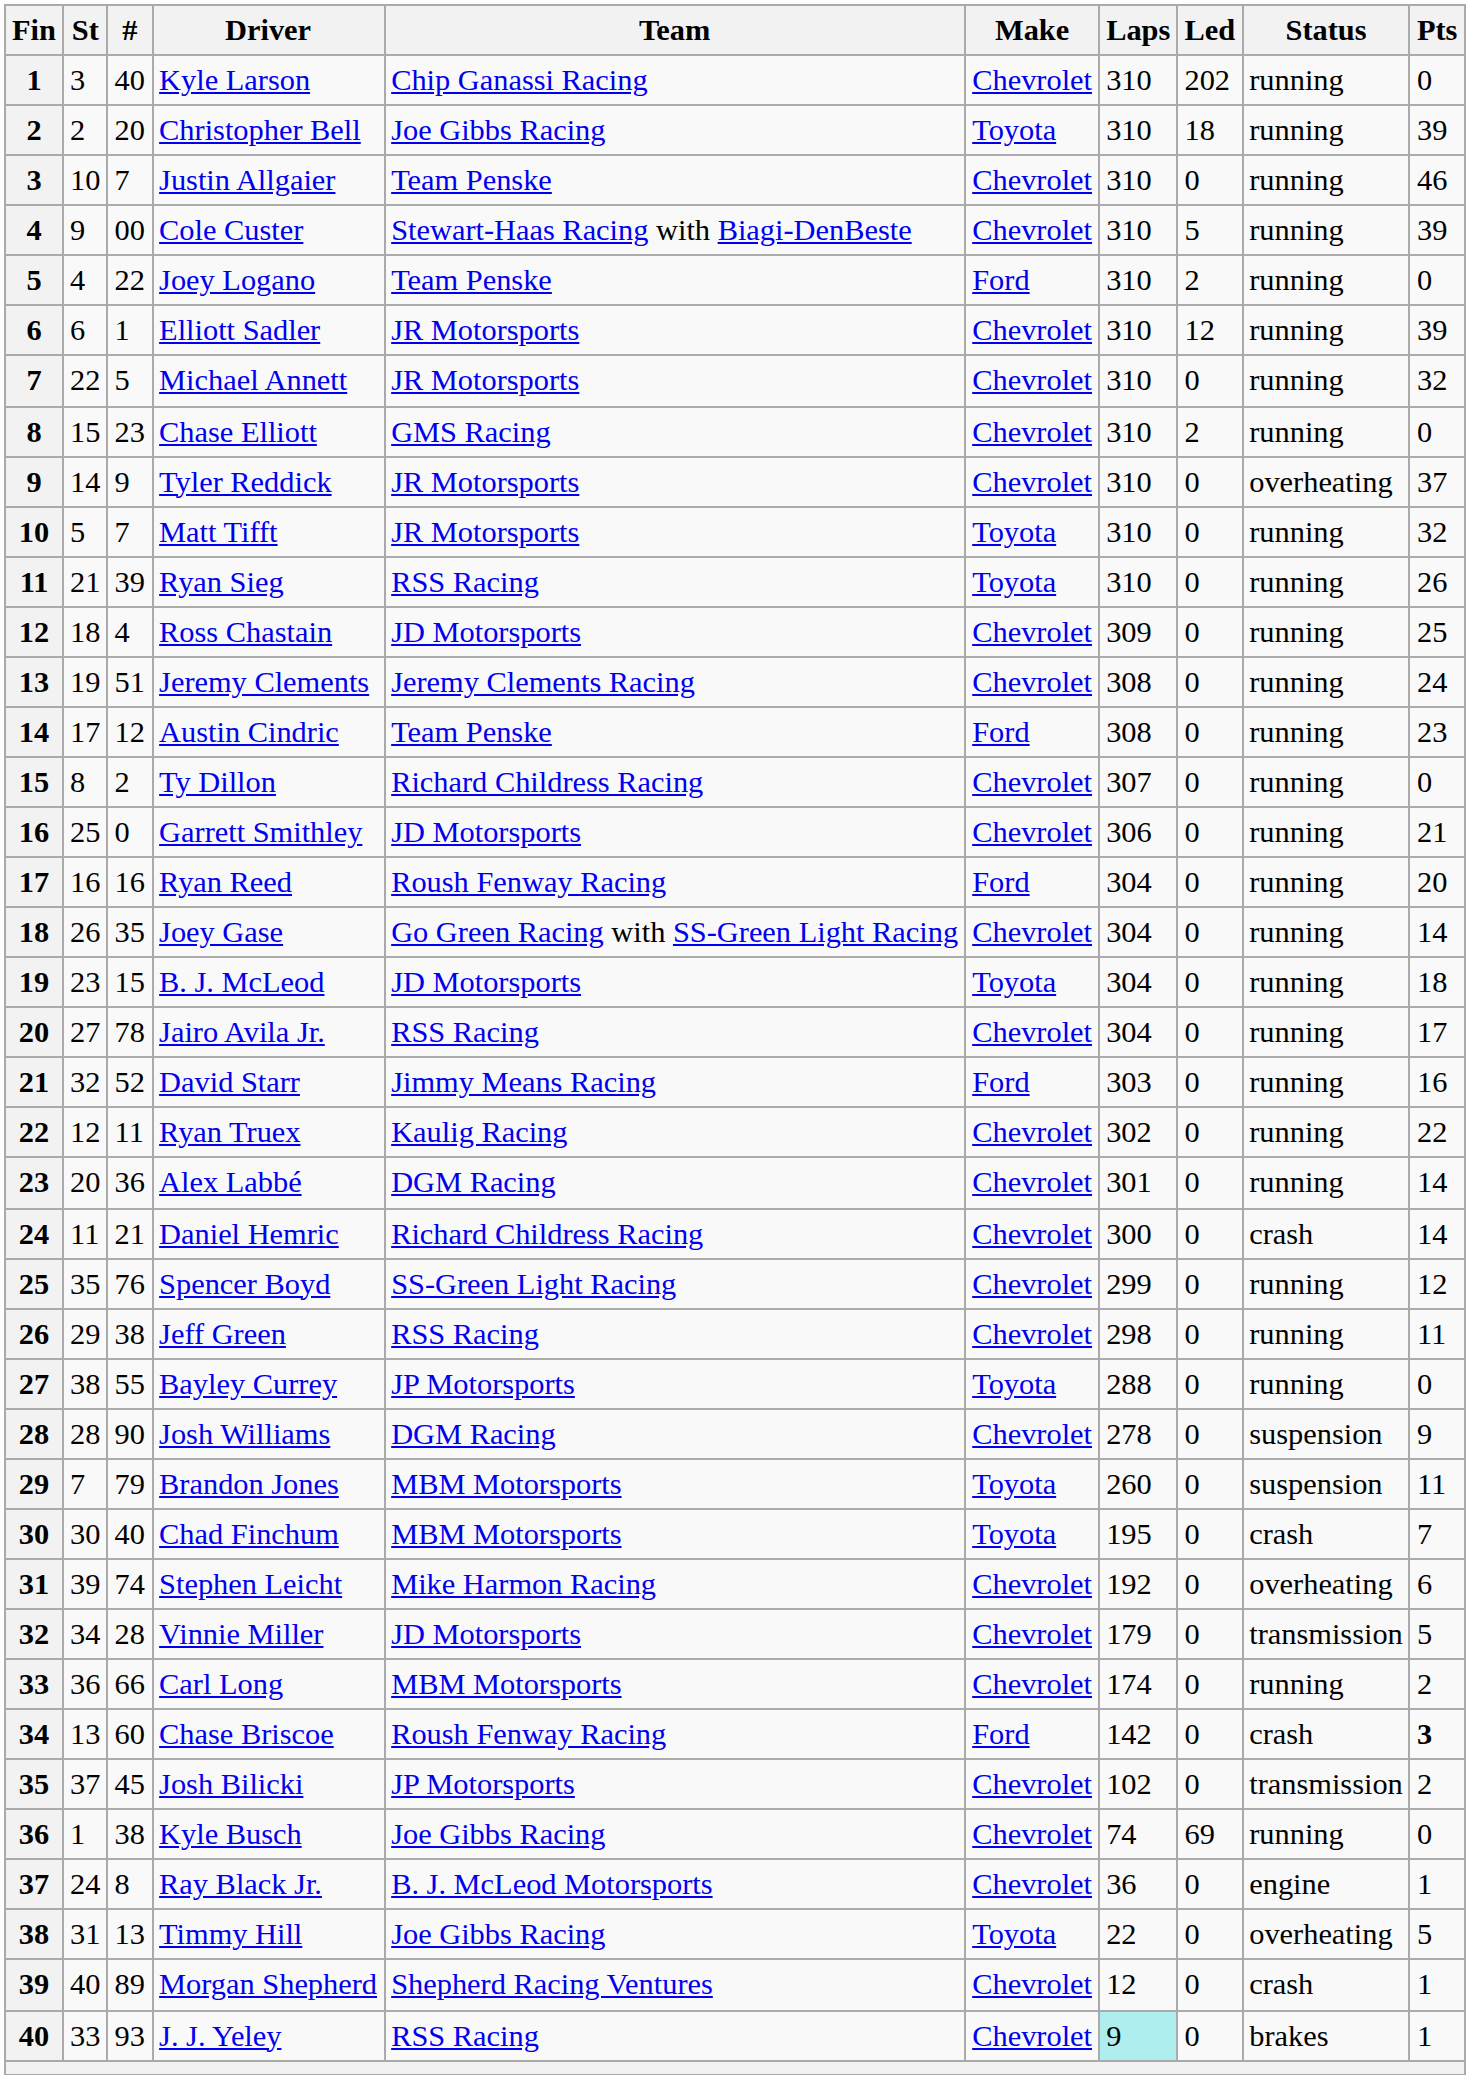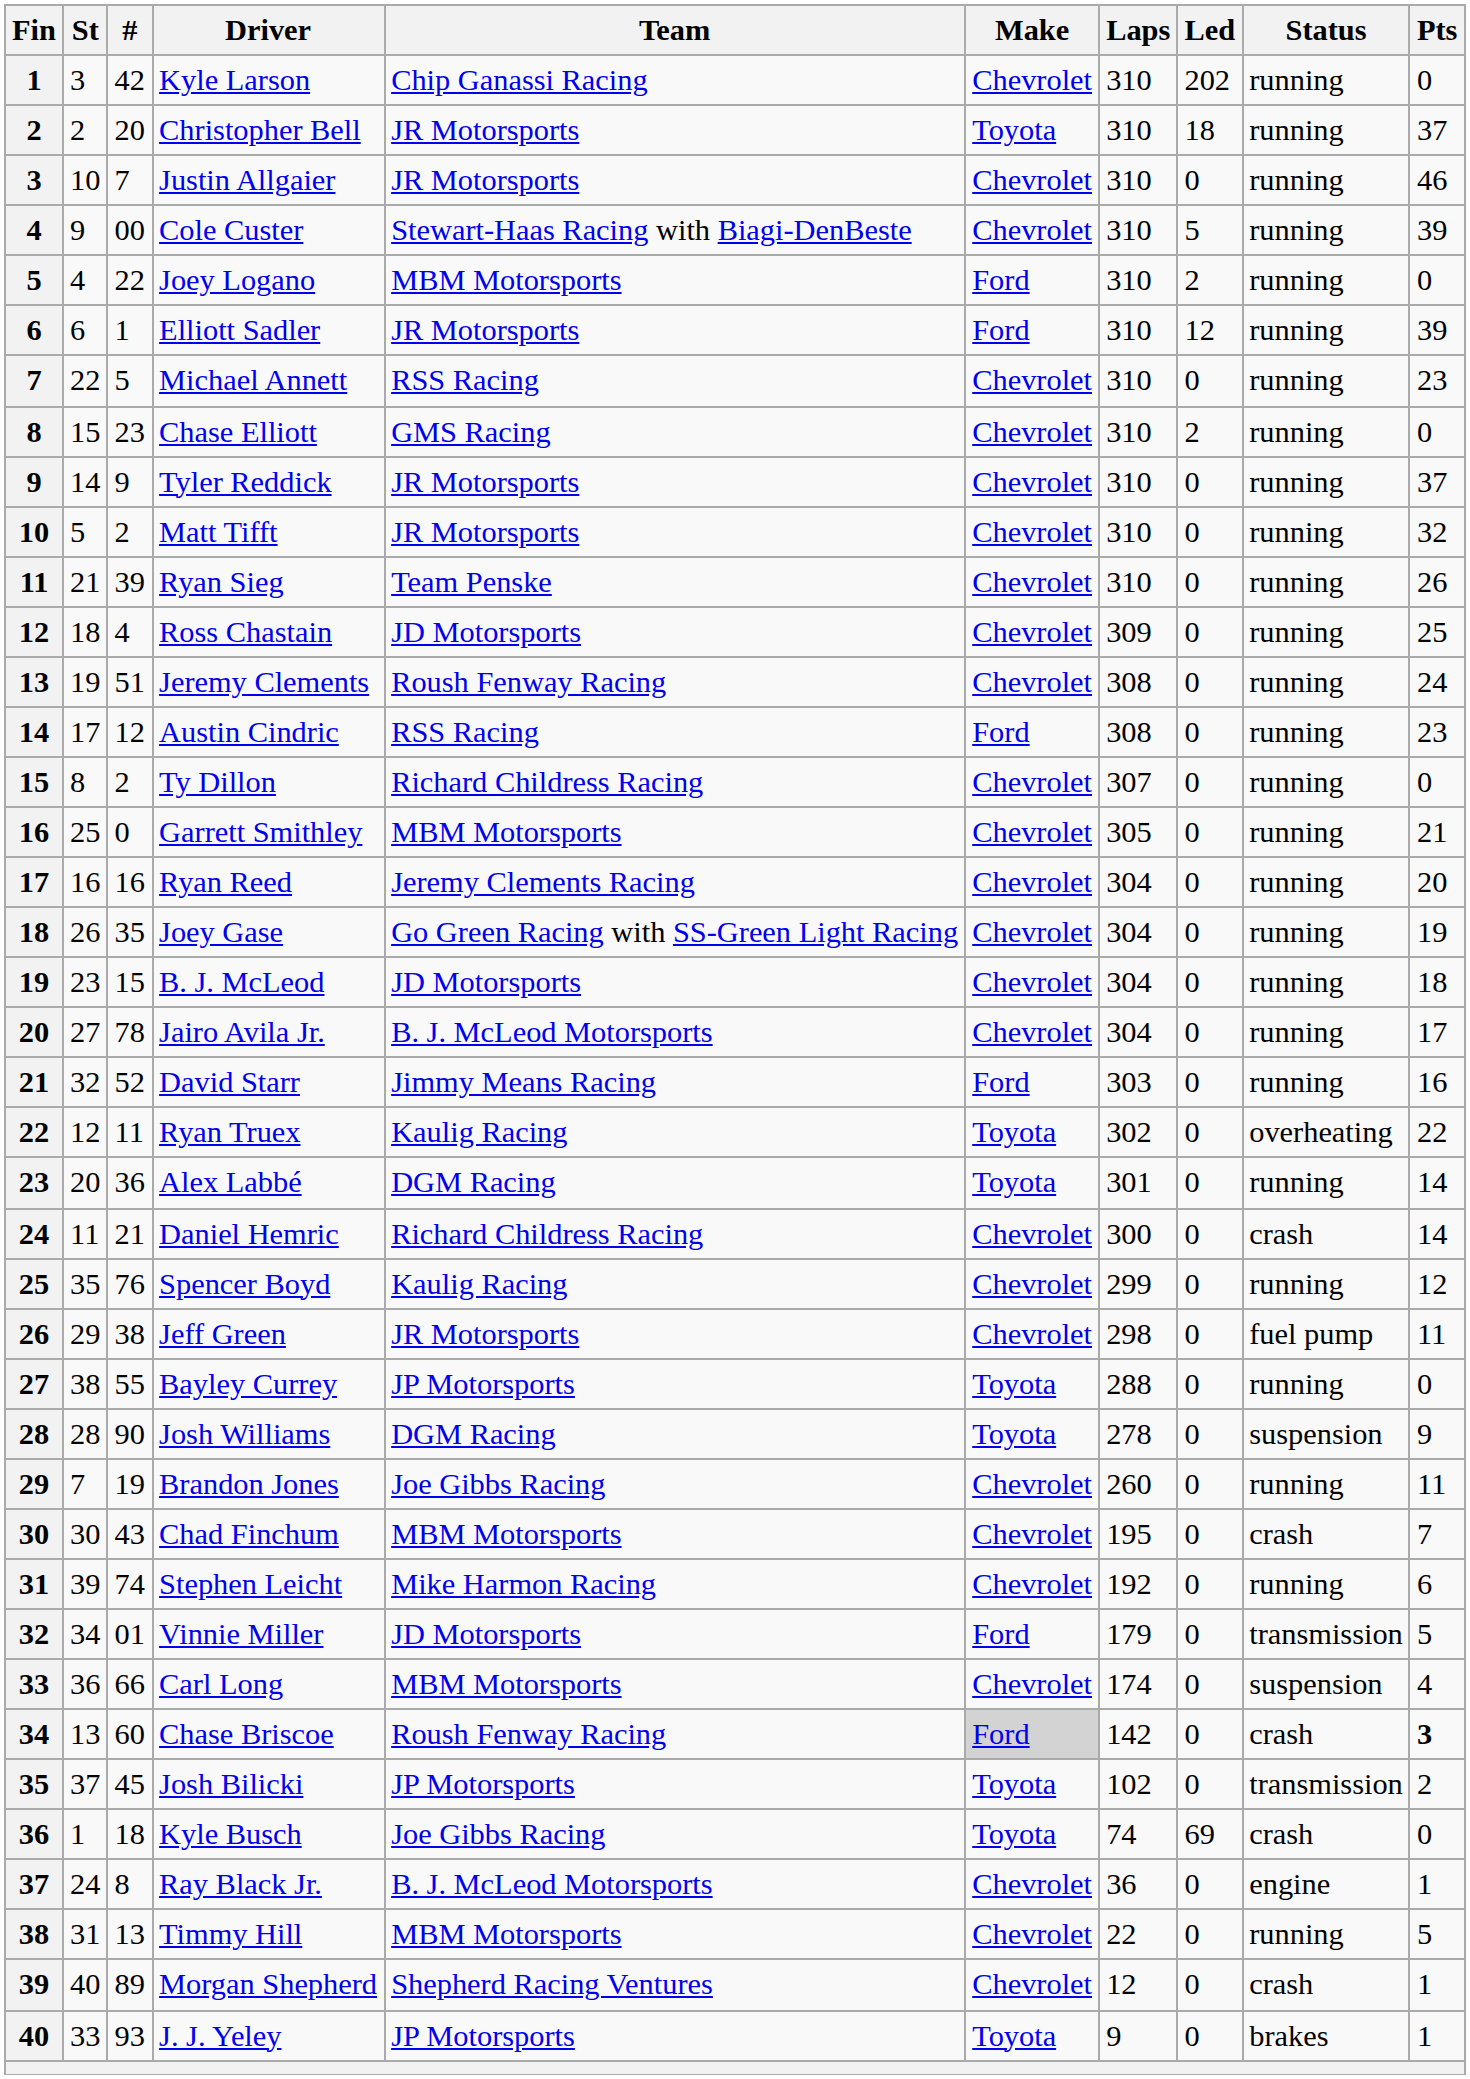(130, 79) 40 -> (130, 79) 42
(498, 130) Joe Gibbs Racing -> (485, 130) JR Motorsports
(1432, 130) 39 -> (1432, 130) 37
(472, 180) Team Penske -> (485, 180) JR Motorsports
(472, 280) Team Penske -> (506, 280) MBM Motorsports
(1032, 330) Chevrolet -> (1001, 330) Ford
(485, 380) JR Motorsports -> (465, 380) RSS Racing
(1432, 380) 32 -> (1432, 380) 23
(1321, 480) overheating -> (1296, 480) running
(122, 530) 7 -> (122, 530) 2
(1014, 530) Toyota -> (1032, 530) Chevrolet
(465, 581) RSS Racing -> (472, 581) Team Penske
(1014, 581) Toyota -> (1032, 581) Chevrolet
(543, 681) Jeremy Clements Racing -> (529, 681) Roush Fenway Racing
(472, 731) Team Penske -> (465, 731) RSS Racing
(486, 831) JD Motorsports -> (506, 831) MBM Motorsports
(1129, 831) 306 -> (1129, 831) 305
(529, 881) Roush Fenway Racing -> (543, 881) Jeremy Clements Racing
(1001, 881) Ford -> (1032, 881) Chevrolet
(1432, 932) 14 -> (1432, 932) 19
(1014, 982) Toyota -> (1032, 982) Chevrolet
(465, 1032) RSS Racing -> (552, 1032) B. J. McLeod Motorsports
(1032, 1132) Chevrolet -> (1014, 1132) Toyota
(1296, 1132) running -> (1321, 1132) overheating
(1032, 1182) Chevrolet -> (1014, 1182) Toyota
(534, 1282) SS-Green Light Racing -> (479, 1282) Kaulig Racing
(465, 1332) RSS Racing -> (485, 1332) JR Motorsports
(1296, 1332) running -> (1311, 1332) fuel pump
(1032, 1433) Chevrolet -> (1014, 1433) Toyota
(130, 1483) 79 -> (130, 1483) 19
(506, 1483) MBM Motorsports -> (498, 1483) Joe Gibbs Racing
(1014, 1483) Toyota -> (1032, 1483) Chevrolet
(1316, 1483) suspension -> (1296, 1483) running
(130, 1533) 40 -> (130, 1533) 43
(1014, 1533) Toyota -> (1032, 1533) Chevrolet
(1321, 1583) overheating -> (1296, 1583) running
(130, 1633) 28 -> (130, 1633) 01
(1032, 1633) Chevrolet -> (1001, 1633) Ford
(1296, 1683) running -> (1316, 1683) suspension
(1425, 1683) 2 -> (1425, 1683) 4
(1001, 1734) no background -> (1001, 1734) lightgrey background
(1032, 1784) Chevrolet -> (1014, 1784) Toyota
(130, 1834) 38 -> (130, 1834) 18
(1032, 1834) Chevrolet -> (1014, 1834) Toyota
(1296, 1834) running -> (1281, 1834) crash
(498, 1934) Joe Gibbs Racing -> (506, 1934) MBM Motorsports
(1014, 1934) Toyota -> (1032, 1934) Chevrolet
(1321, 1934) overheating -> (1296, 1934) running
(465, 2034) RSS Racing -> (483, 2034) JP Motorsports
(1032, 2034) Chevrolet -> (1014, 2034) Toyota
(1114, 2034) paleturquoise background -> (1114, 2034) no background
